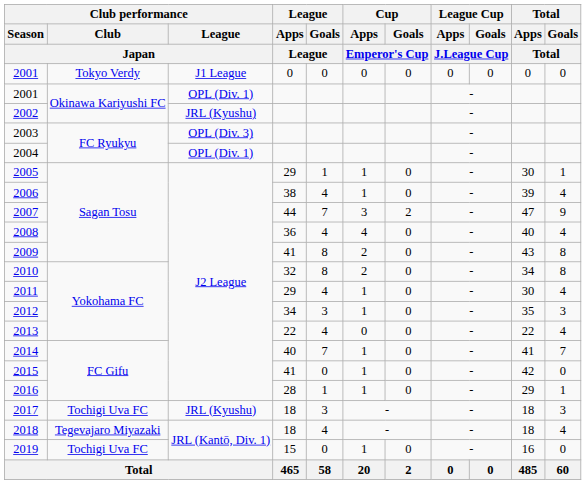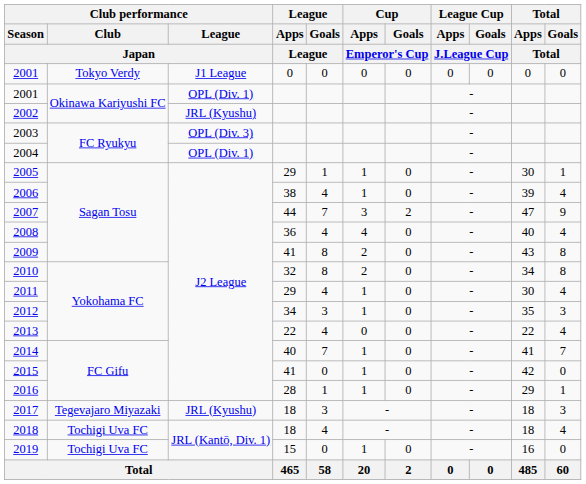(108, 410) Tochigi Uva FC -> (108, 410) Tegevajaro Miyazaki
(108, 430) Tegevajaro Miyazaki -> (108, 430) Tochigi Uva FC
